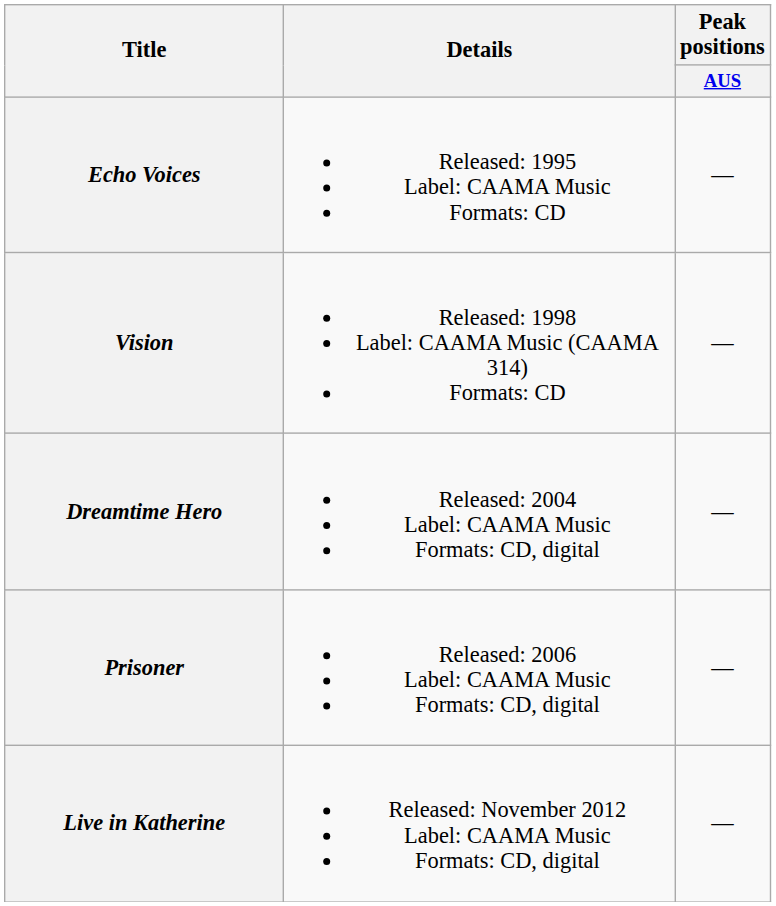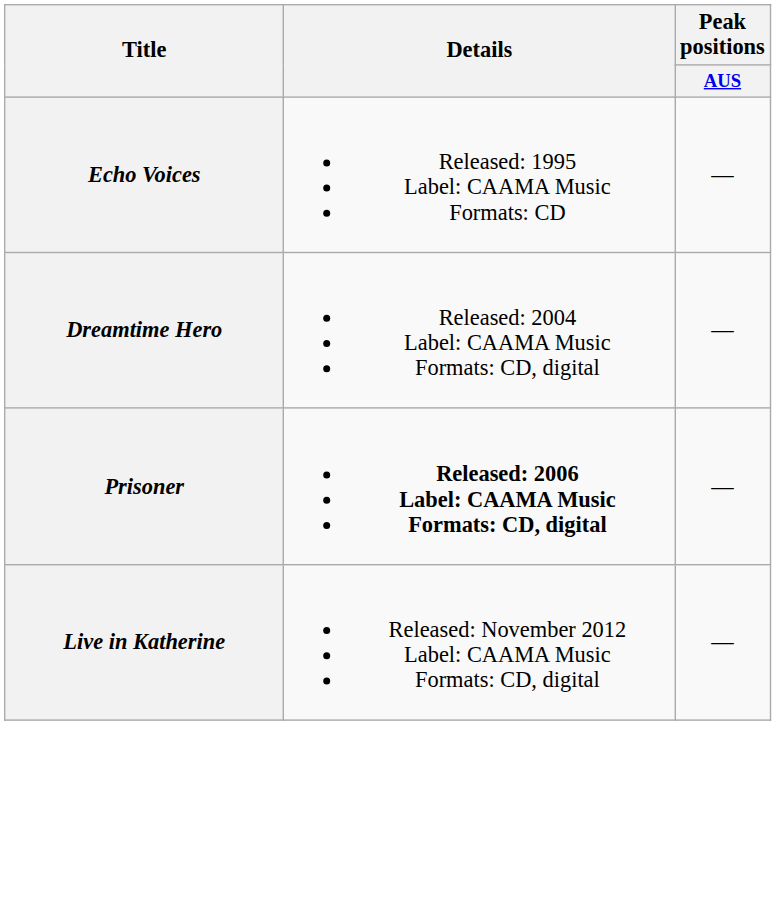- row: (144, 342)
(479, 680) normal -> (479, 499) bold
